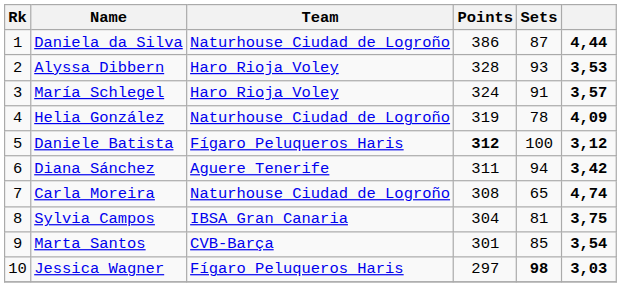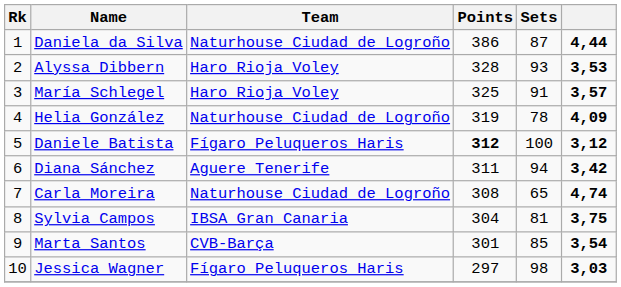(485, 93) 324 -> (485, 93) 325
(539, 269) bold -> (539, 269) normal
